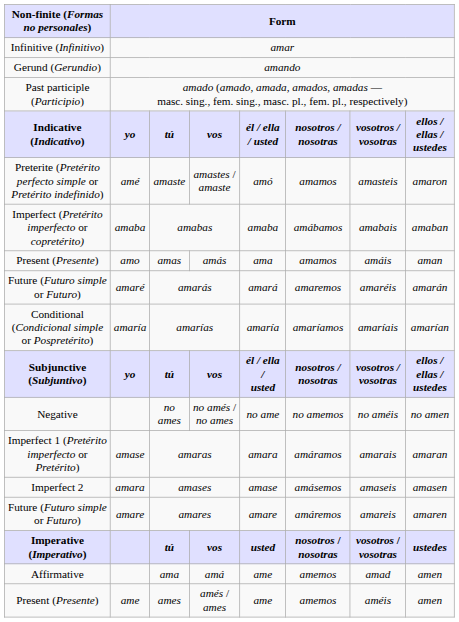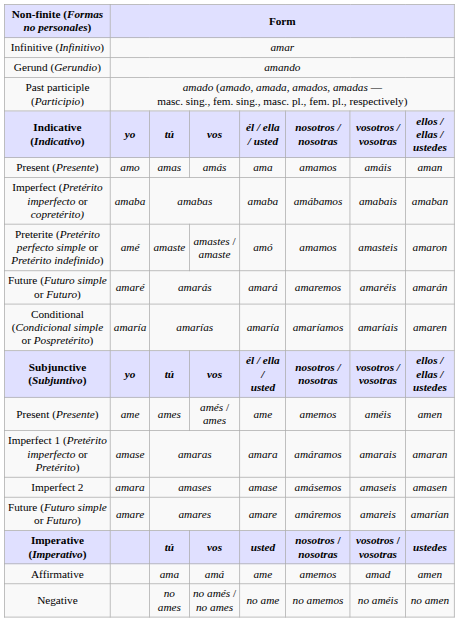rows swapped: (169, 261) <-> (169, 181)
(430, 327) amarían -> (430, 327) amaren
rows swapped: (169, 600) <-> (169, 414)
(430, 514) amaren -> (430, 514) amarían
